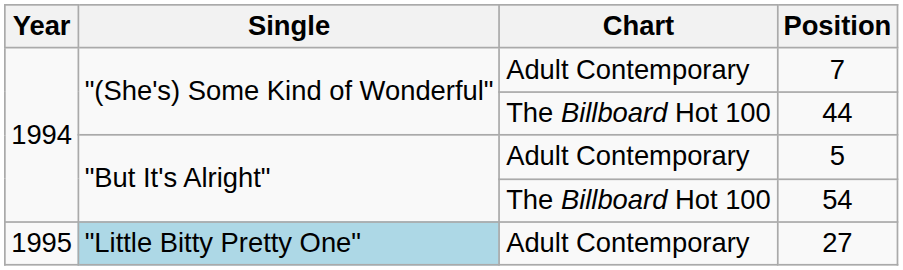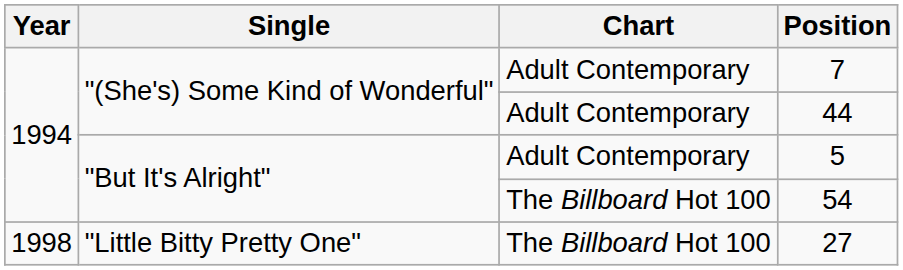(638, 112) The Billboard Hot 100 -> (628, 112) Adult Contemporary
(42, 243) 1995 -> (42, 243) 1998
(223, 243) lightblue background -> (223, 243) no background
(628, 243) Adult Contemporary -> (638, 243) The Billboard Hot 100
